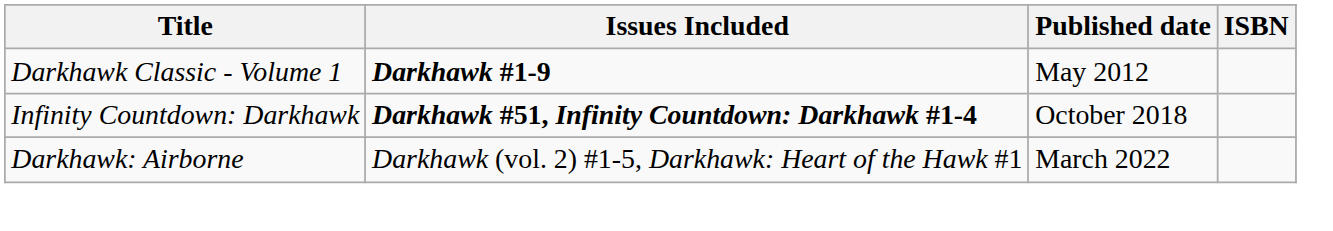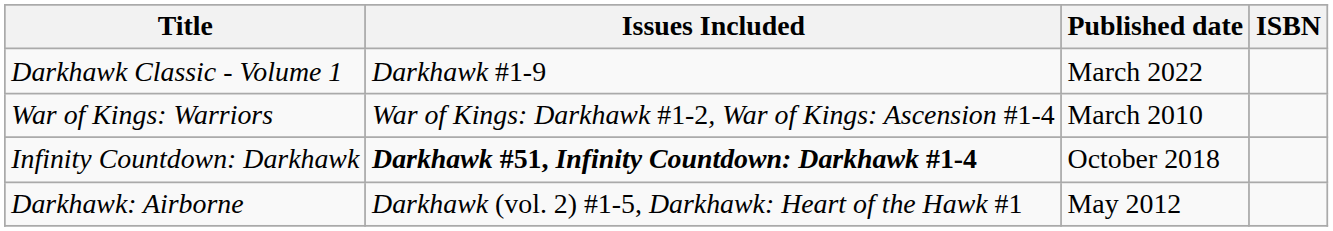(461, 70) bold -> (459, 70) normal
(1092, 70) May 2012 -> (1135, 70) March 2022
+ row: (142, 114)
(1103, 159) March 2022 -> (1124, 203) May 2012
